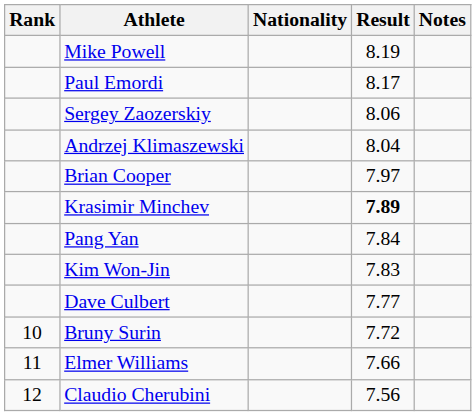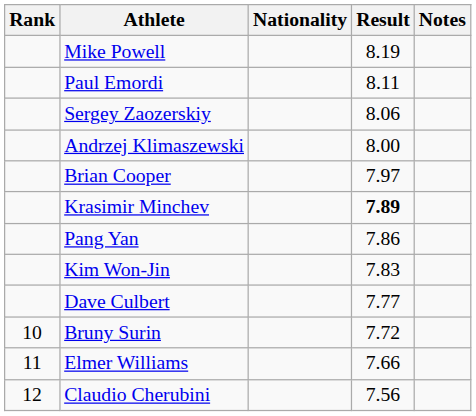(383, 82) 8.17 -> (383, 82) 8.11
(383, 144) 8.04 -> (383, 144) 8.00
(383, 238) 7.84 -> (383, 238) 7.86
